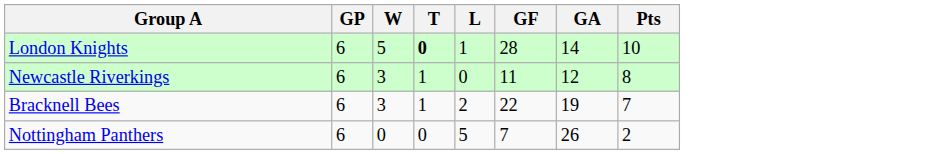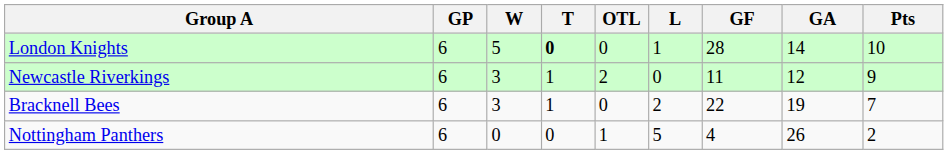+ column: (621, 18)
(627, 76) 8 -> (872, 76) 9
(504, 134) 7 -> (711, 134) 4
